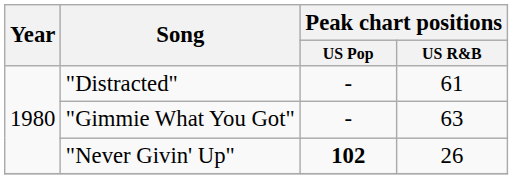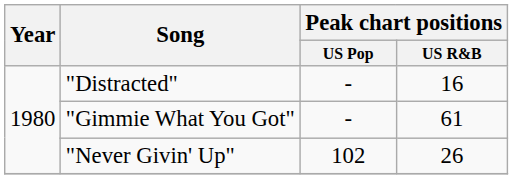(452, 83) 61 -> (452, 83) 16
(452, 119) 63 -> (452, 119) 61
(348, 155) bold -> (348, 155) normal
